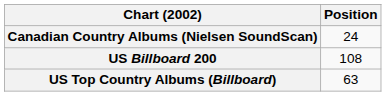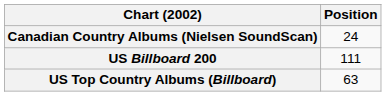(351, 58) 108 -> (351, 58) 111
